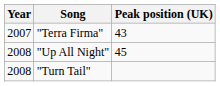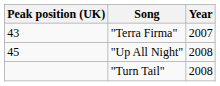columns swapped: (19, 14) <-> (164, 14)
